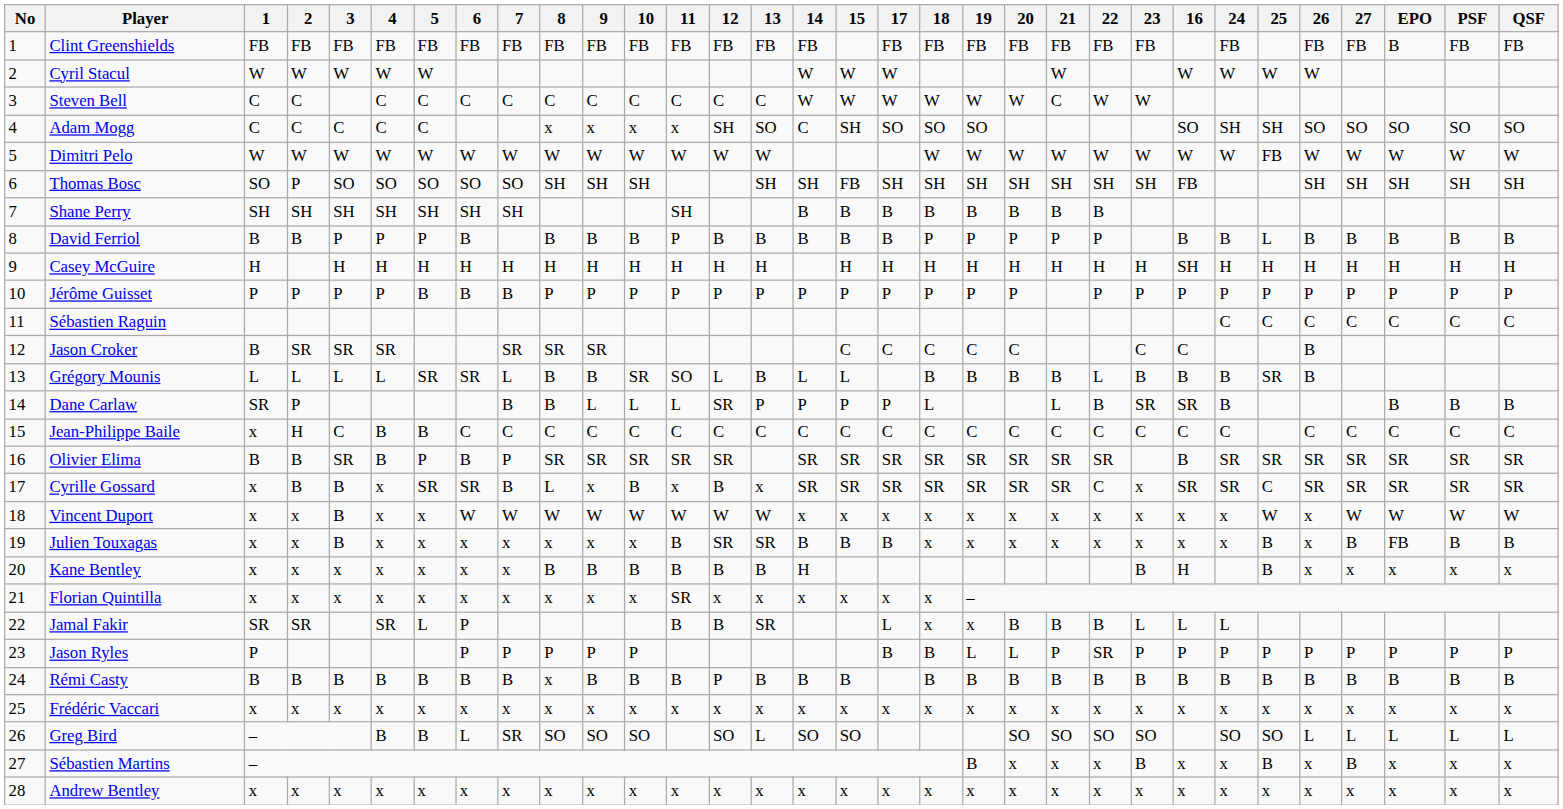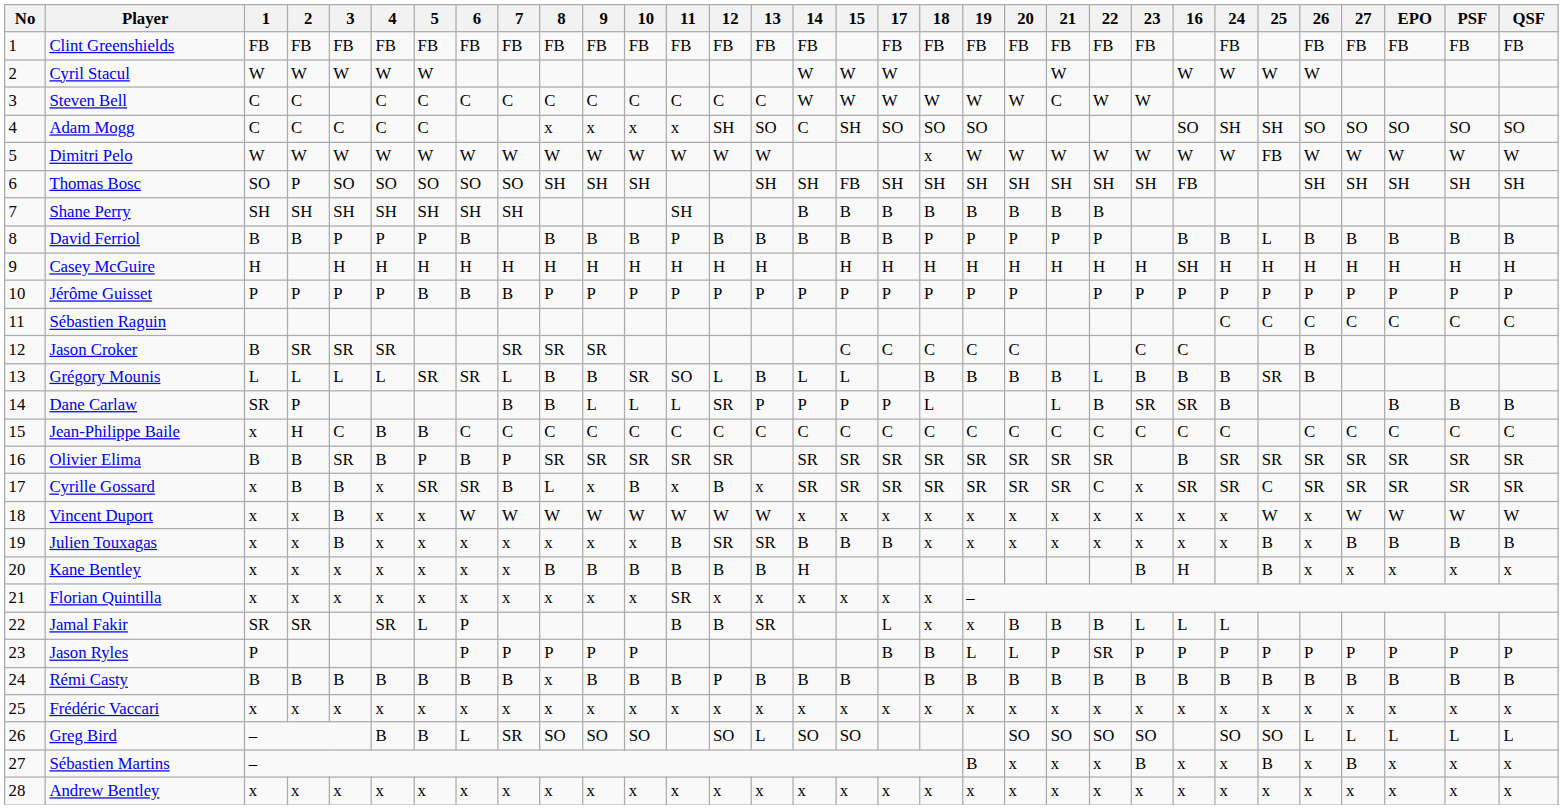(1394, 45) B -> (1399, 45) FB
(932, 155) W -> (928, 155) x
(1399, 542) FB -> (1394, 542) B
